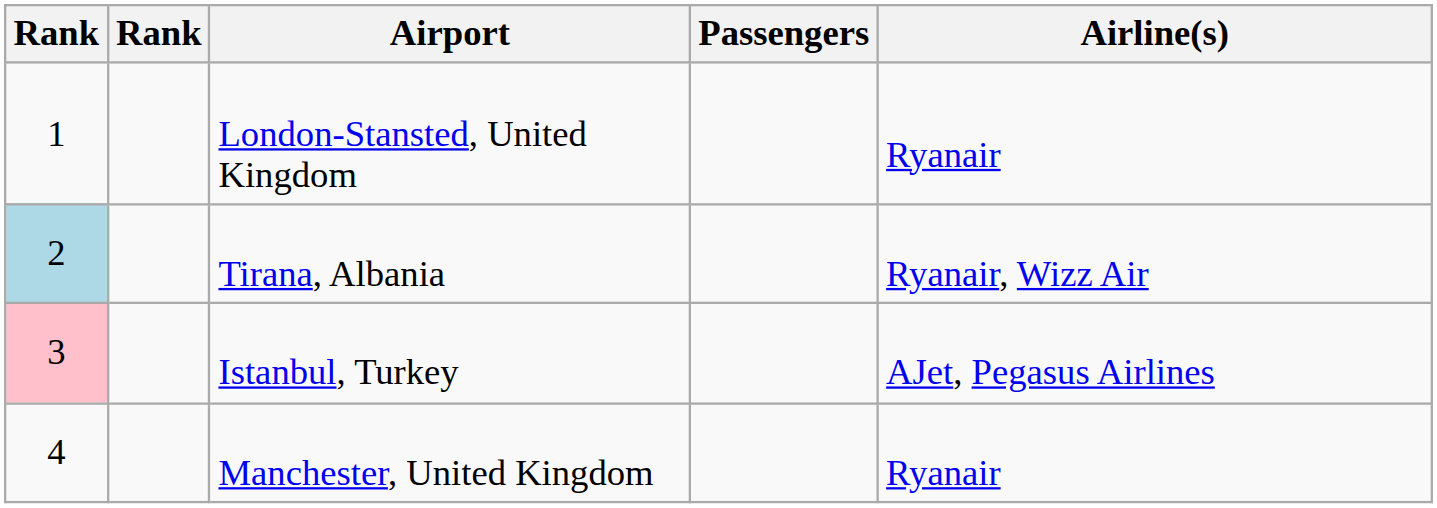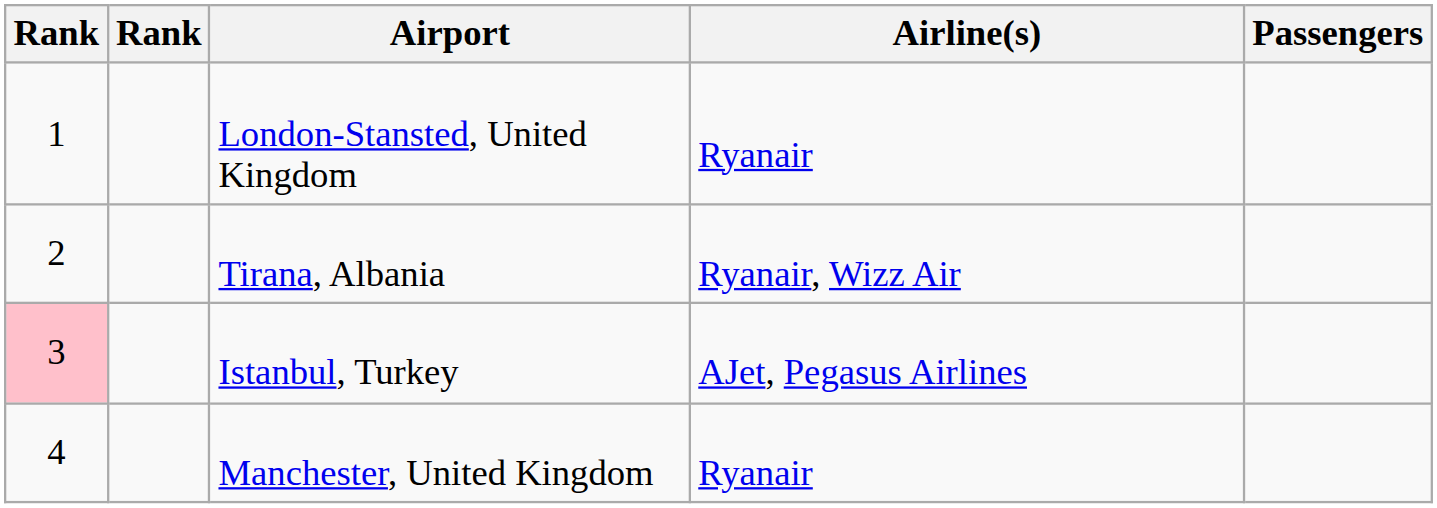columns swapped: (784, 33) <-> (1155, 33)
(56, 252) lightblue background -> (56, 252) no background
